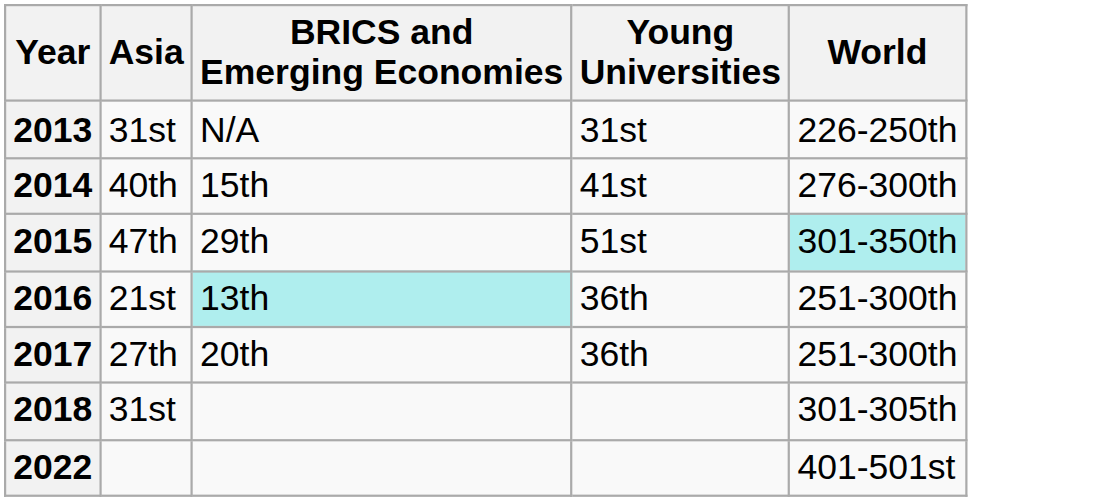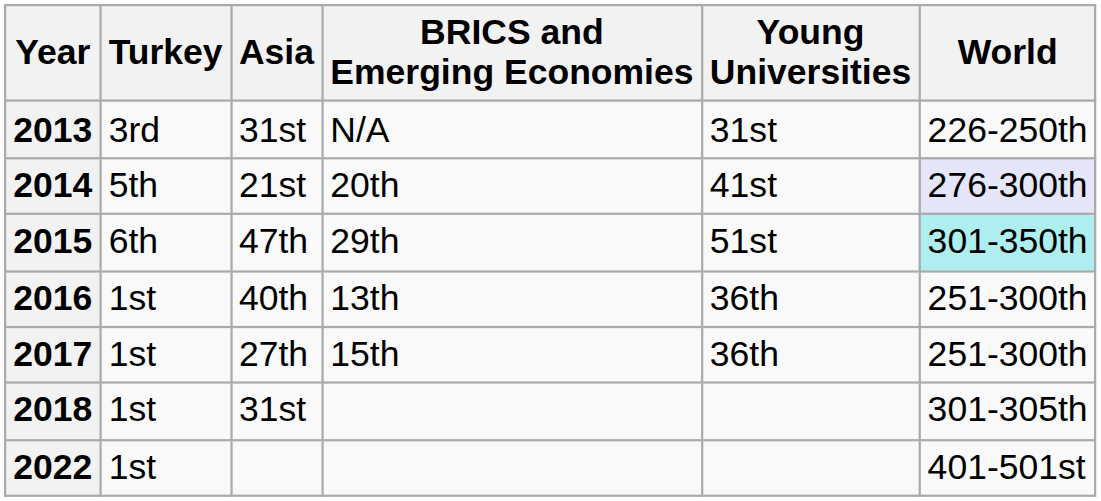+ column: (166, 52)
(143, 185) 40th -> (272, 185) 21st
(235, 185) 15th -> (365, 185) 20th
(877, 185) no background -> (1008, 185) lavender background
(142, 297) 21st -> (273, 297) 40th
(235, 297) paleturquoise background -> (365, 297) no background
(235, 354) 20th -> (365, 354) 15th
